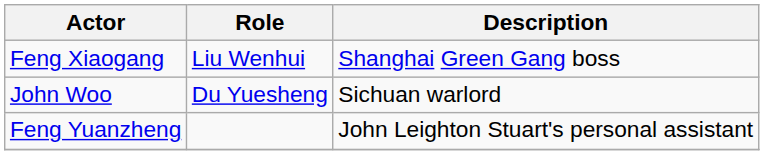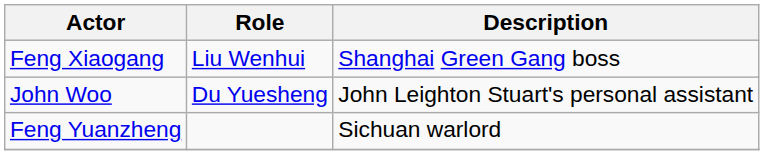(420, 94) Sichuan warlord -> (546, 94) John Leighton Stuart's personal assistant
(546, 130) John Leighton Stuart's personal assistant -> (420, 130) Sichuan warlord
